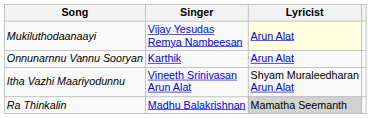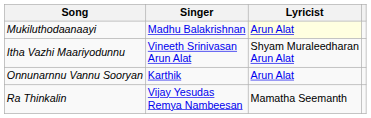(195, 36) Vijay Yesudas Remya Nambeesan -> (197, 30) Madhu Balakrishnan
rows swapped: (66, 82) <-> (75, 59)
(197, 105) Madhu Balakrishnan -> (195, 99) Vijay Yesudas Remya Nambeesan
(299, 105) lightgrey background -> (299, 99) no background
